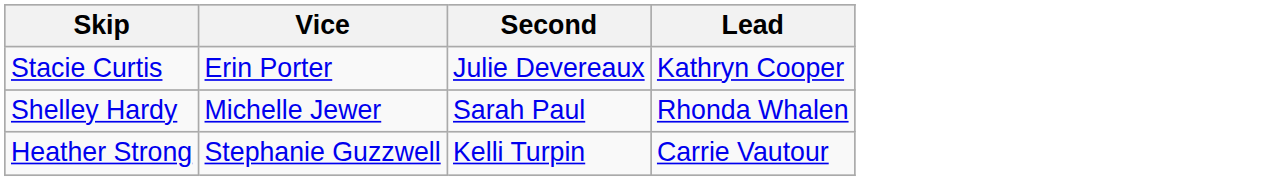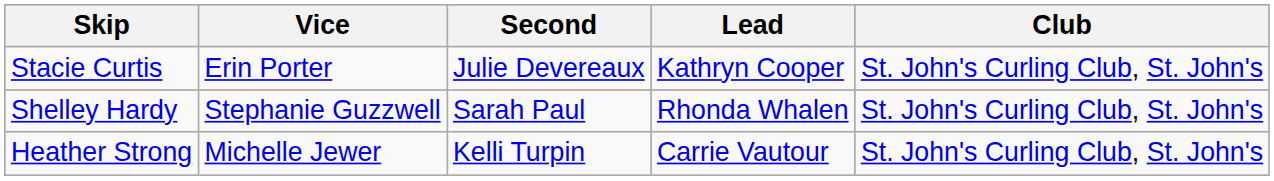+ column: (1062, 25)
(293, 110) Michelle Jewer -> (323, 110) Stephanie Guzzwell
(323, 152) Stephanie Guzzwell -> (293, 152) Michelle Jewer
